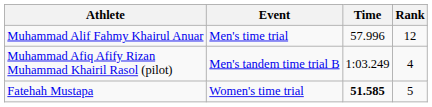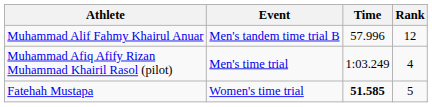(249, 35) Men's time trial -> (274, 35) Men's tandem time trial B
(274, 63) Men's tandem time trial B -> (249, 63) Men's time trial
